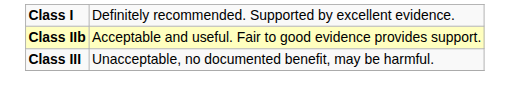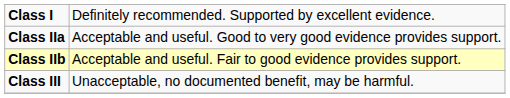+ row: (37, 37)
